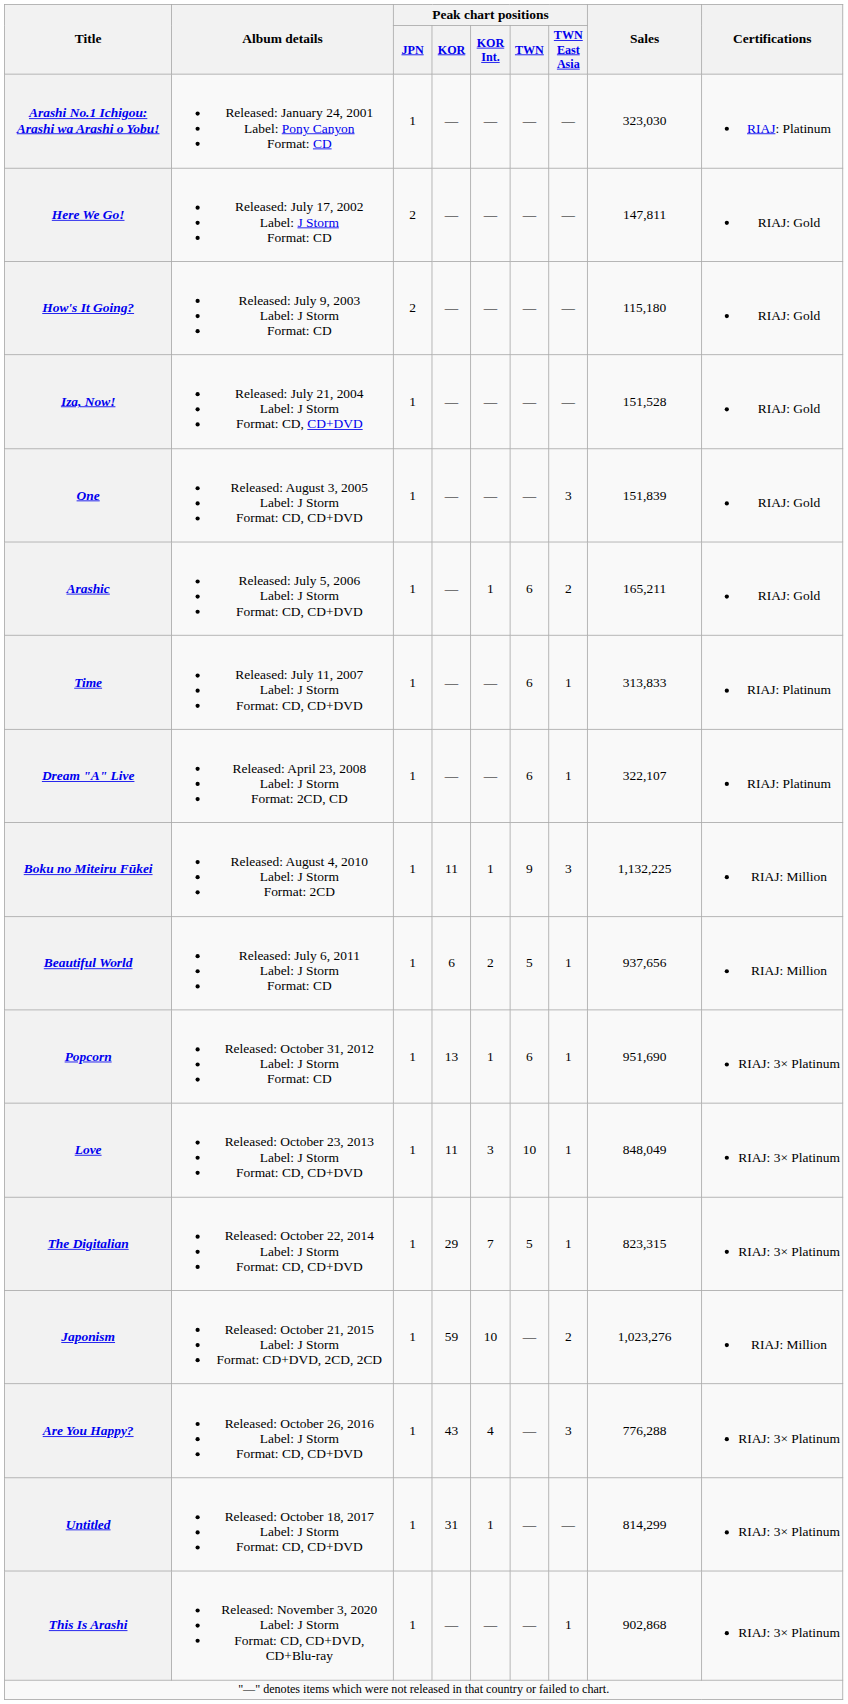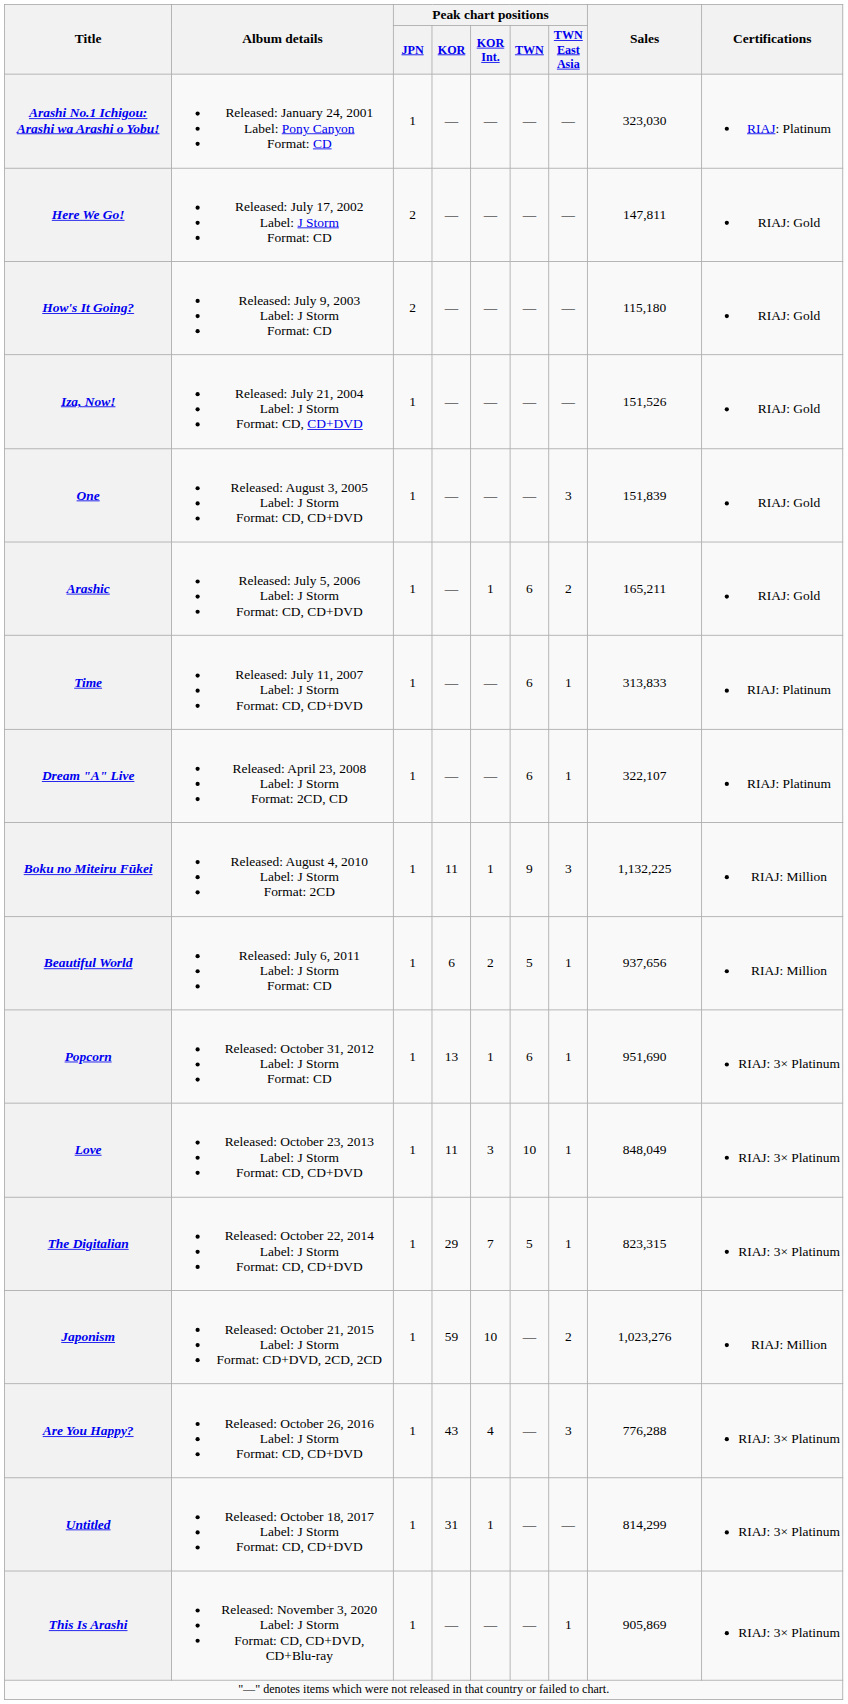(645, 401) 151,528 -> (645, 401) 151,526
(645, 1625) 902,868 -> (645, 1625) 905,869
